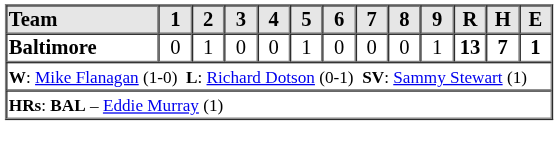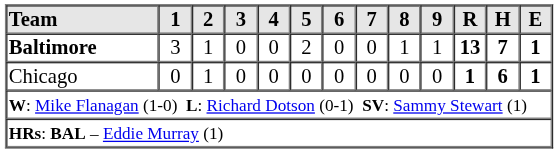(175, 47) 0 -> (175, 47) 3
(306, 47) 1 -> (306, 47) 2
(405, 47) 0 -> (405, 47) 1
+ row: (43, 76)
